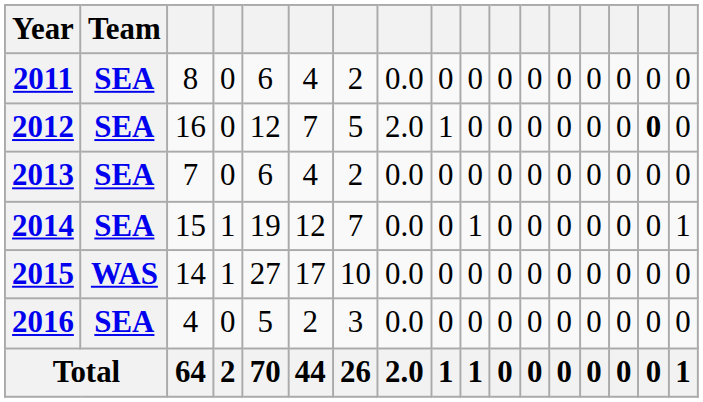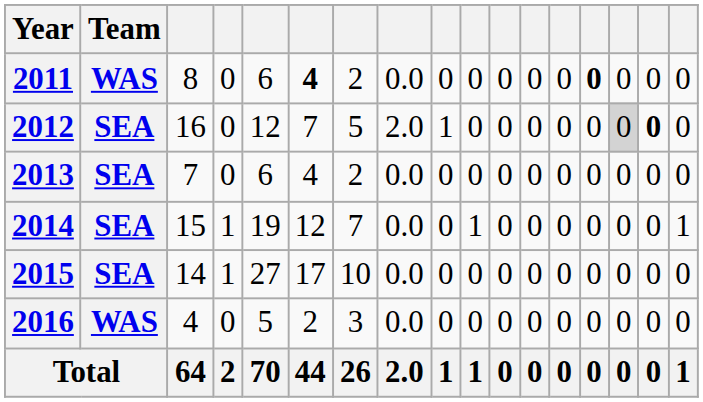(124, 77) SEA -> (124, 77) WAS
(310, 77) normal -> (310, 77) bold
(594, 77) normal -> (594, 77) bold
(624, 126) no background -> (624, 126) lightgrey background
(124, 273) WAS -> (124, 273) SEA
(124, 322) SEA -> (124, 322) WAS
